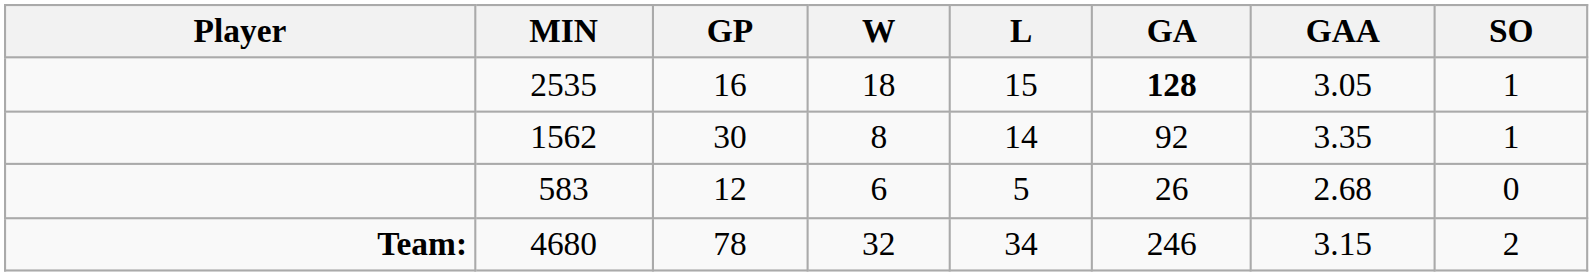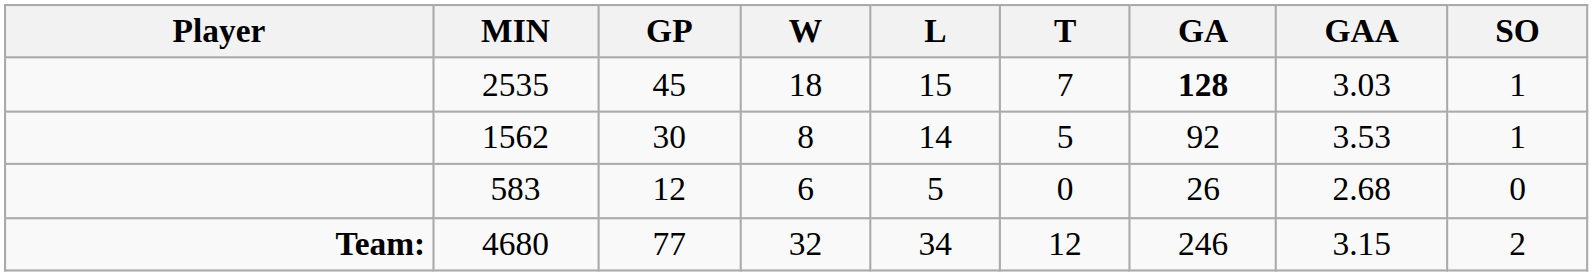+ column: (1065, 31)
(730, 84) 16 -> (669, 84) 45
(1343, 84) 3.05 -> (1362, 84) 3.03
(1343, 137) 3.35 -> (1362, 137) 3.53
(730, 243) 78 -> (669, 243) 77
